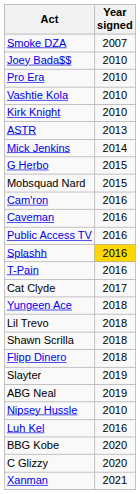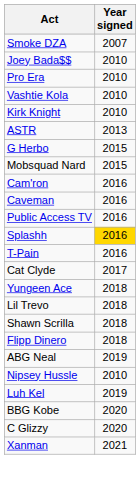- row: (38, 148)
- row: (24, 375)
(115, 428) 2016 -> (115, 393) 2019
